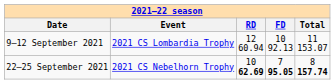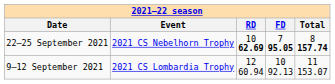rows swapped: (57, 67) <-> (55, 44)
